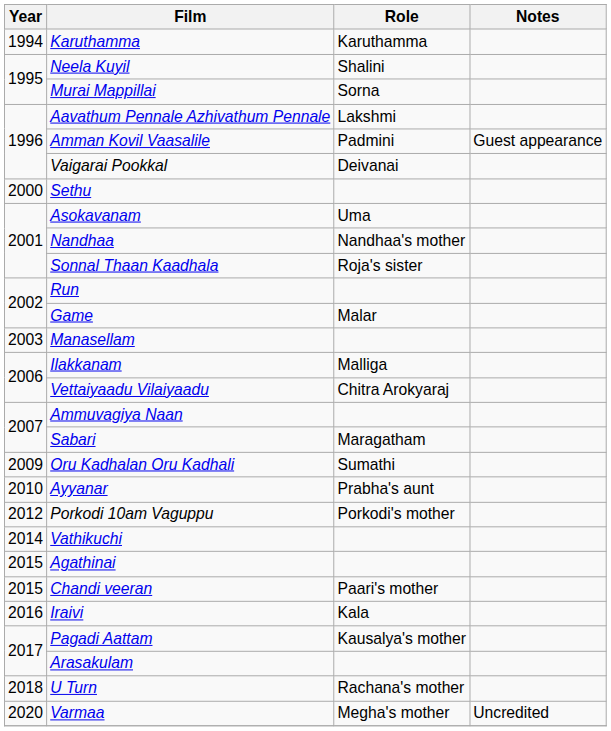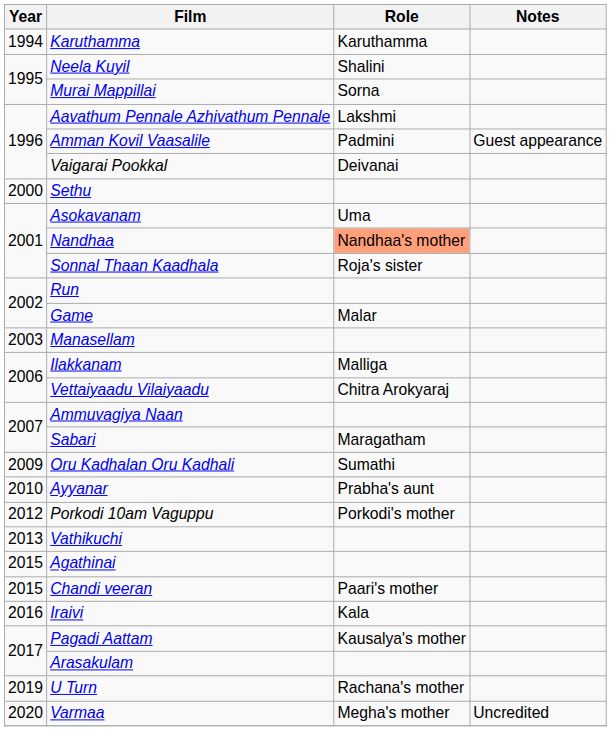(401, 240) no background -> (401, 240) lightsalmon background
(26, 539) 2014 -> (26, 539) 2013
(26, 688) 2018 -> (26, 688) 2019
